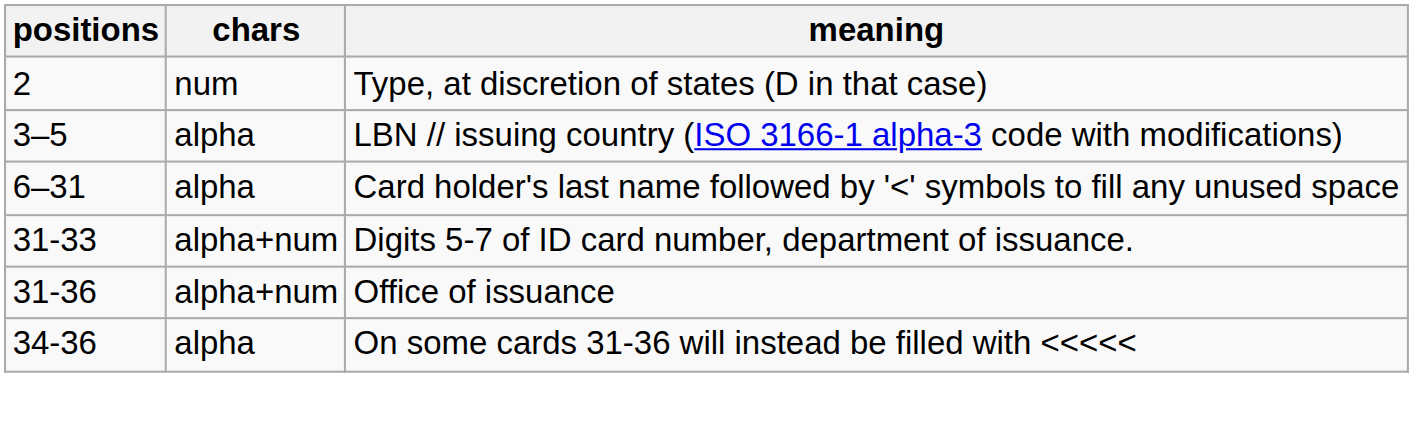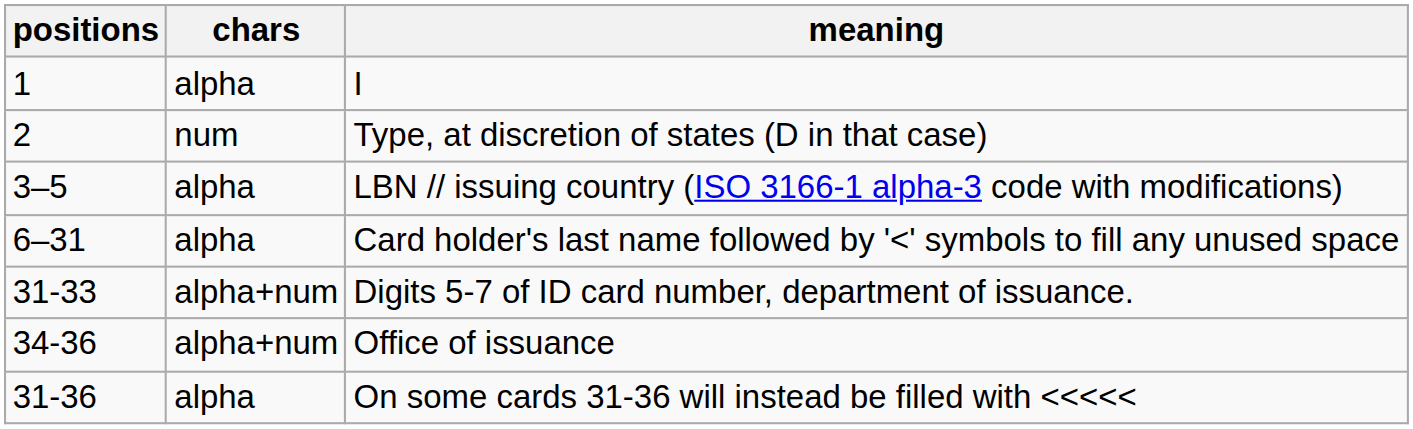+ row: (358, 82)
(55, 291) 31-36 -> (55, 344) 34-36
(55, 344) 34-36 -> (55, 396) 31-36
